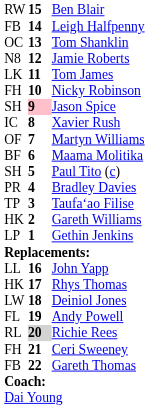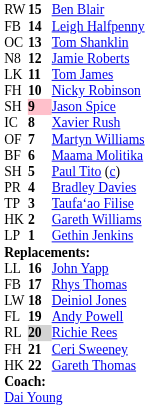(14, 284) HK -> (13, 284) FB
(13, 365) FB -> (14, 365) HK
